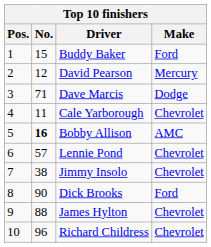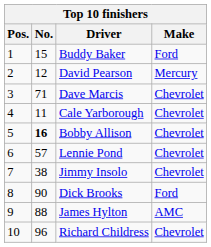(171, 93) Dodge -> (179, 93) Chevrolet
(169, 133) AMC -> (179, 133) Chevrolet
(179, 212) Chevrolet -> (169, 212) AMC
